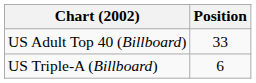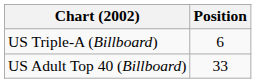rows swapped: (97, 41) <-> (83, 66)
